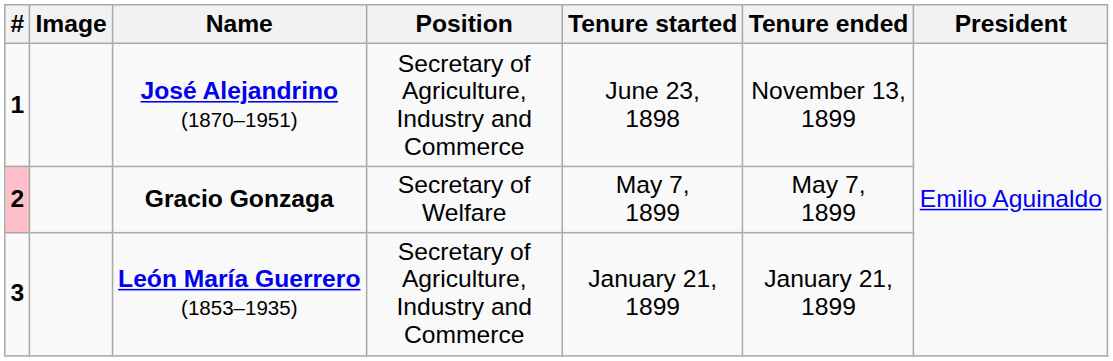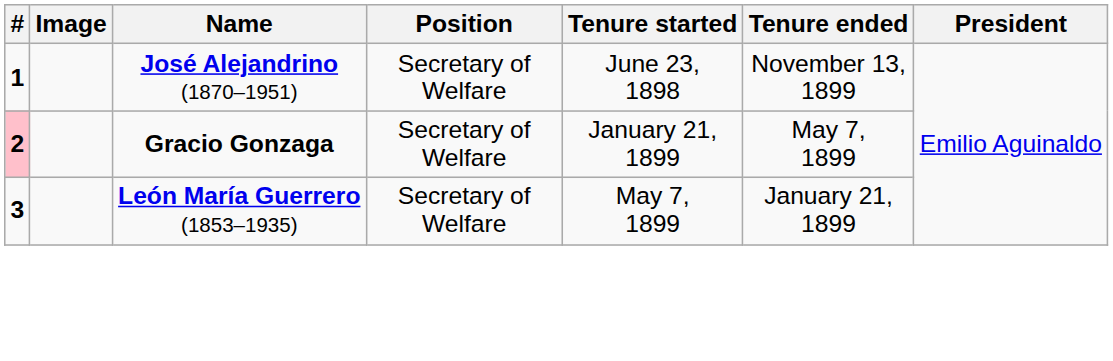(464, 104) Secretary of Agriculture, Industry and Commerce -> (464, 76) Secretary of Welfare
(653, 199) May 7, 1899 -> (653, 143) January 21, 1899
(464, 293) Secretary of Agriculture, Industry and Commerce -> (464, 210) Secretary of Welfare
(653, 293) January 21, 1899 -> (653, 210) May 7, 1899
